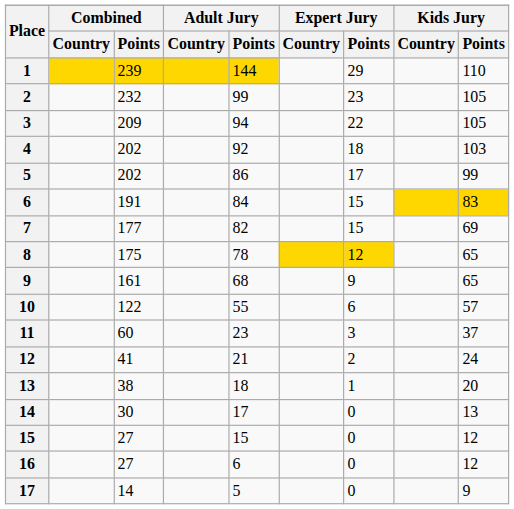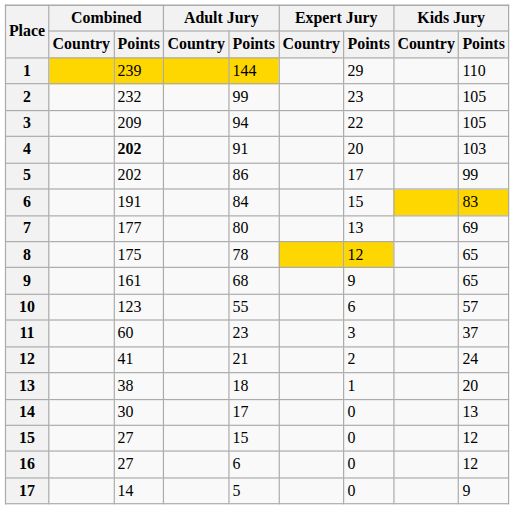(130, 149) normal -> (130, 149) bold
(240, 149) 92 -> (240, 149) 91
(355, 149) 18 -> (355, 149) 20
(240, 228) 82 -> (240, 228) 80
(355, 228) 15 -> (355, 228) 13
(130, 307) 122 -> (130, 307) 123
